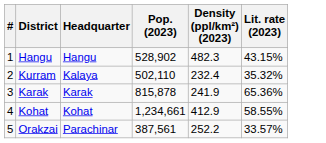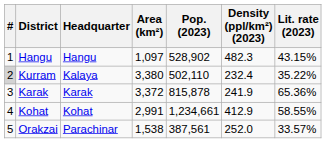+ column: (149, 26)
(10, 75) no background -> (10, 75) lightgrey background
(263, 75) 35.32% -> (297, 75) 35.22%
(205, 129) 252.2 -> (239, 129) 252.0
